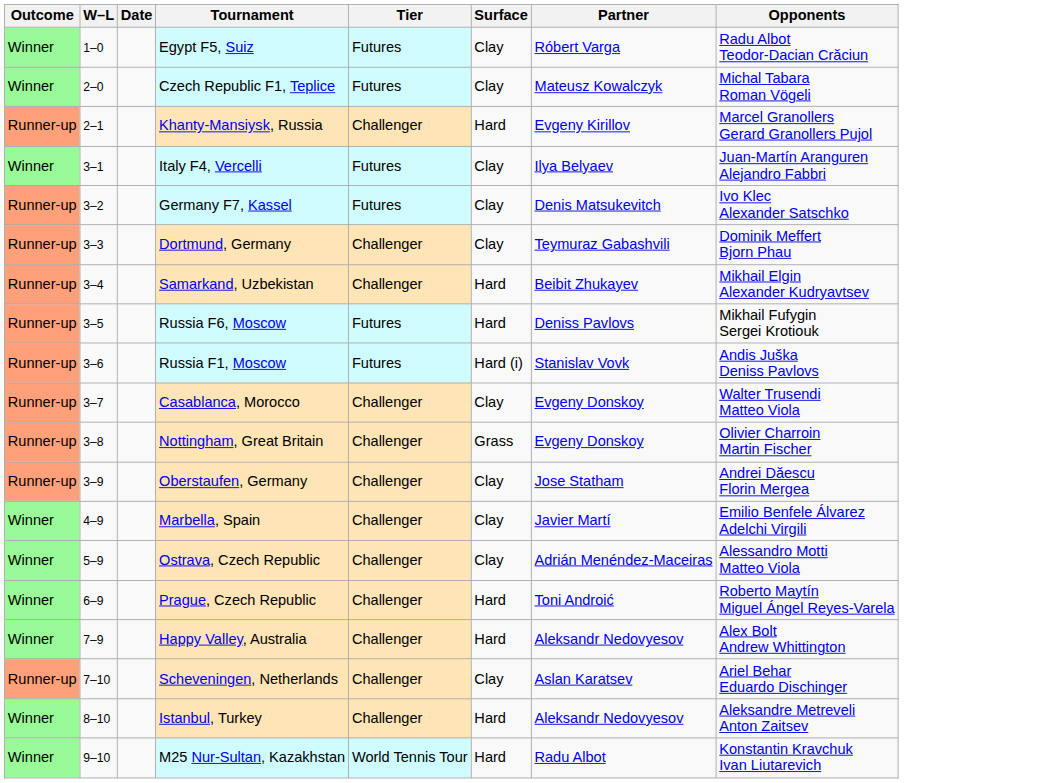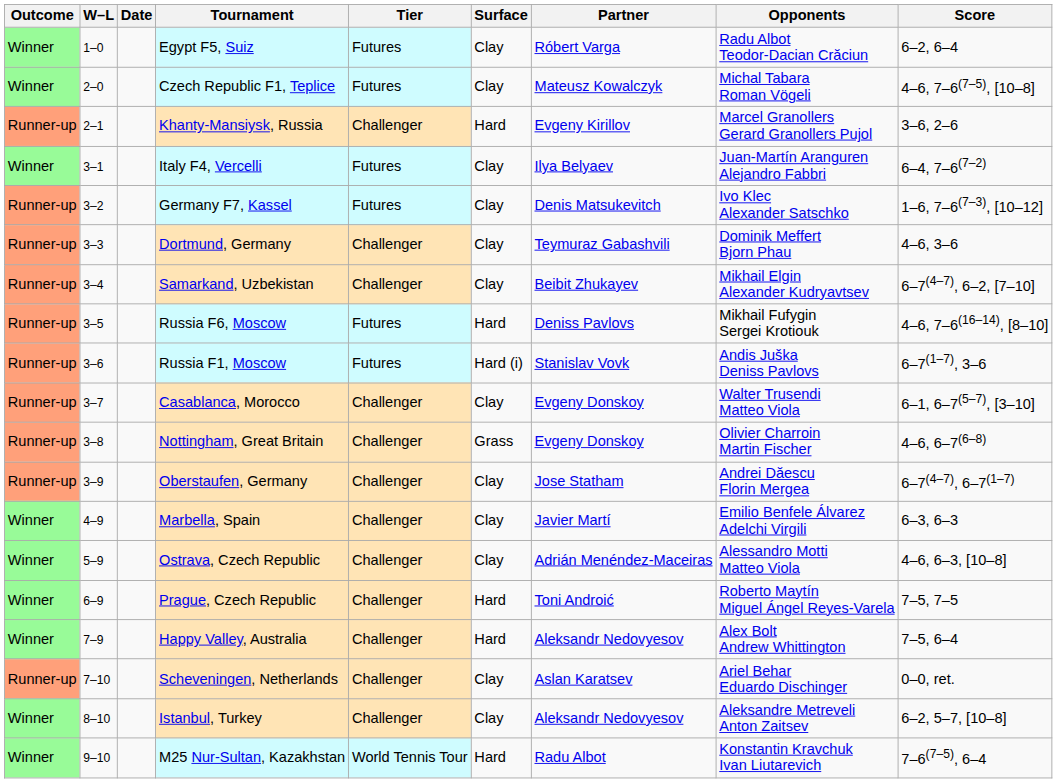+ column: (975, 16)
(490, 284) Hard -> (489, 284) Clay
(490, 718) Hard -> (489, 718) Clay
